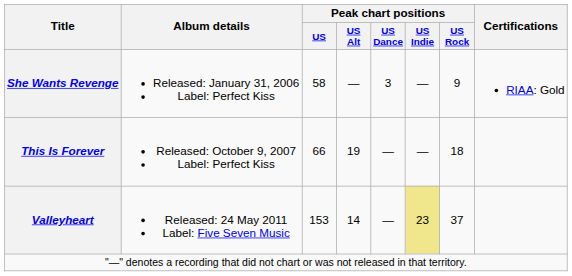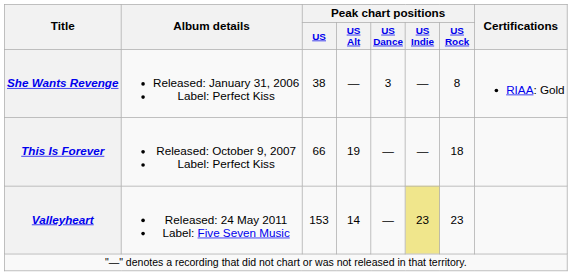(319, 83) 58 -> (319, 83) 38
(457, 83) 9 -> (457, 83) 8
(457, 220) 37 -> (457, 220) 23
